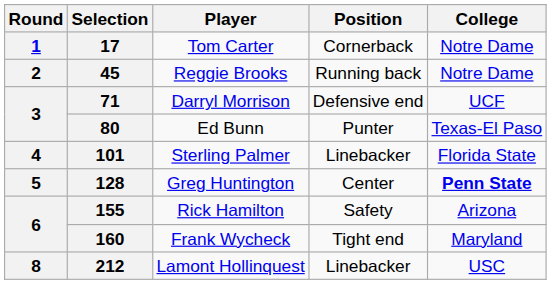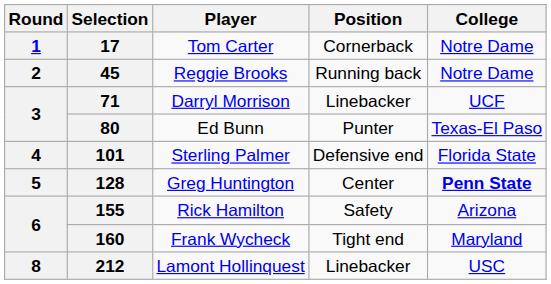(368, 101) Defensive end -> (368, 101) Linebacker
(368, 156) Linebacker -> (368, 156) Defensive end
